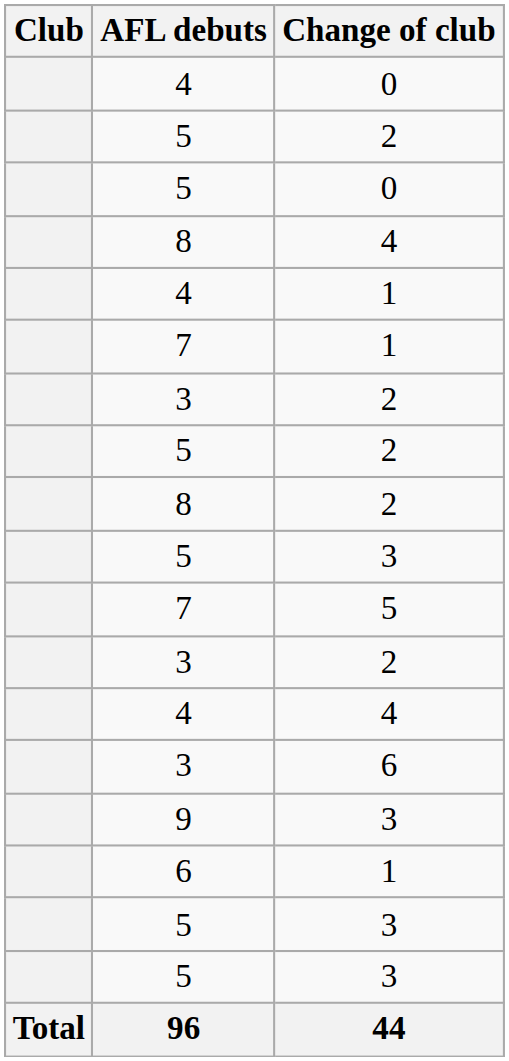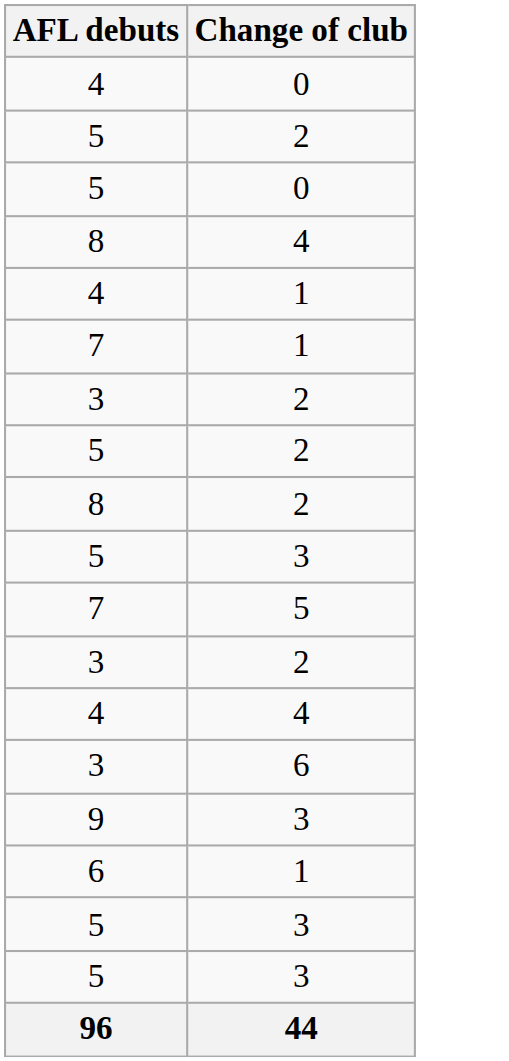- column: (49, 30)
